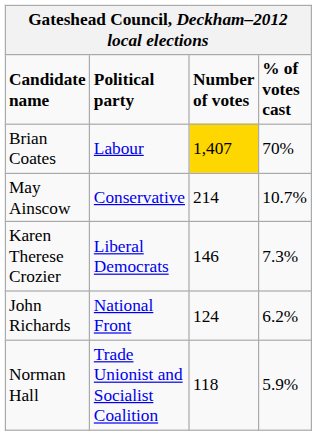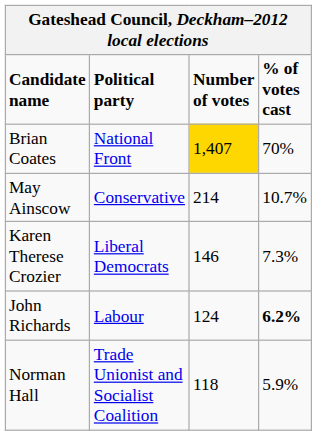(119, 148) Labour -> (124, 148) National Front
(124, 315) National Front -> (119, 315) Labour
(280, 315) normal -> (282, 315) bold
